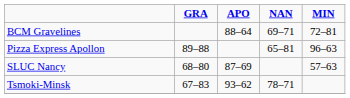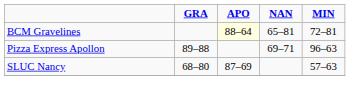(238, 31) no background -> (238, 31) lightyellow background
(281, 31) 69–71 -> (281, 31) 65–81
(281, 49) 65–81 -> (281, 49) 69–71
- row: (39, 85)
